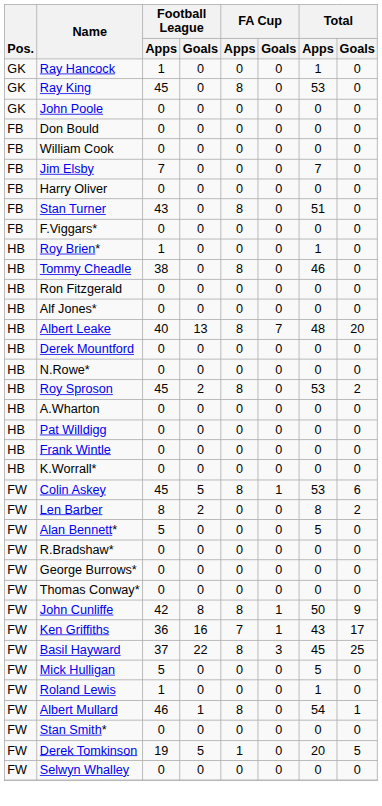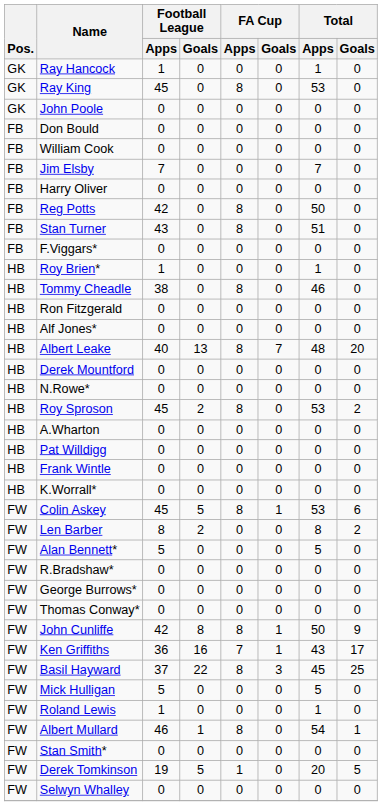+ row: (68, 209)
